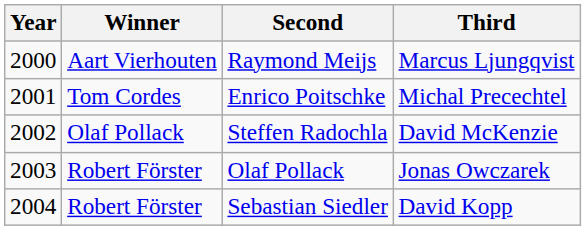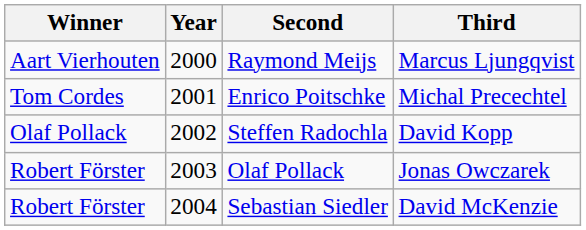columns swapped: (33, 22) <-> (142, 22)
(478, 133) David McKenzie -> (456, 133) David Kopp
(456, 206) David Kopp -> (478, 206) David McKenzie
